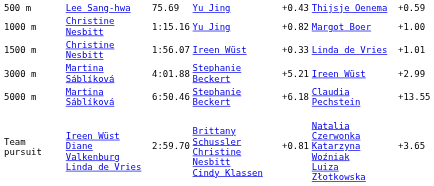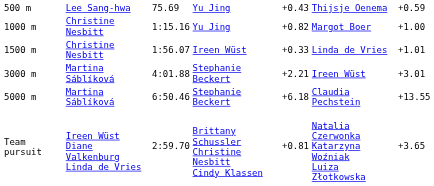(295, 73) +5.21 -> (295, 73) +2.21
(412, 73) +2.99 -> (412, 73) +3.01
